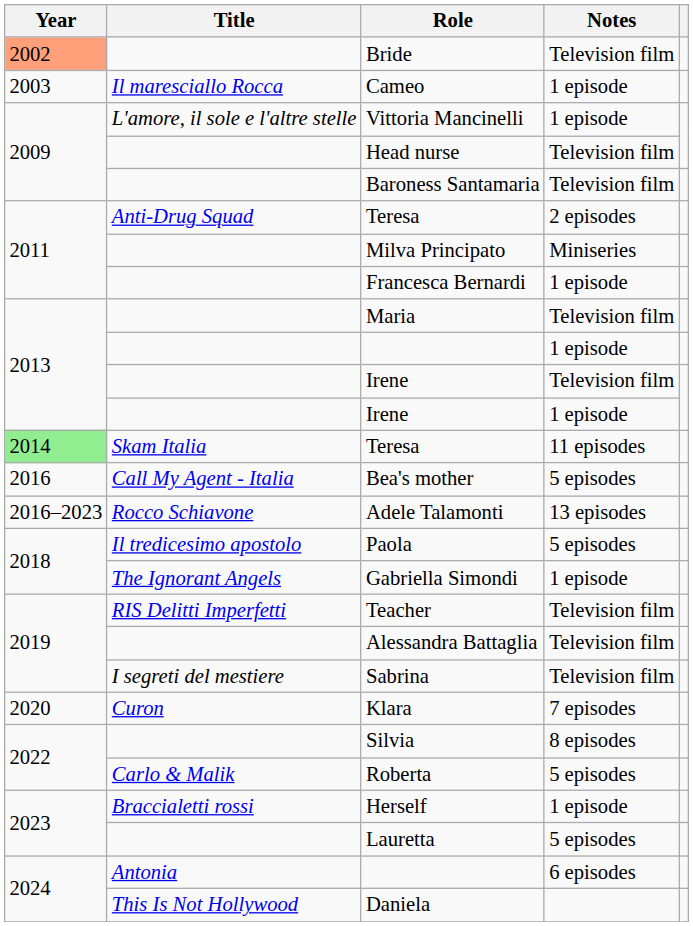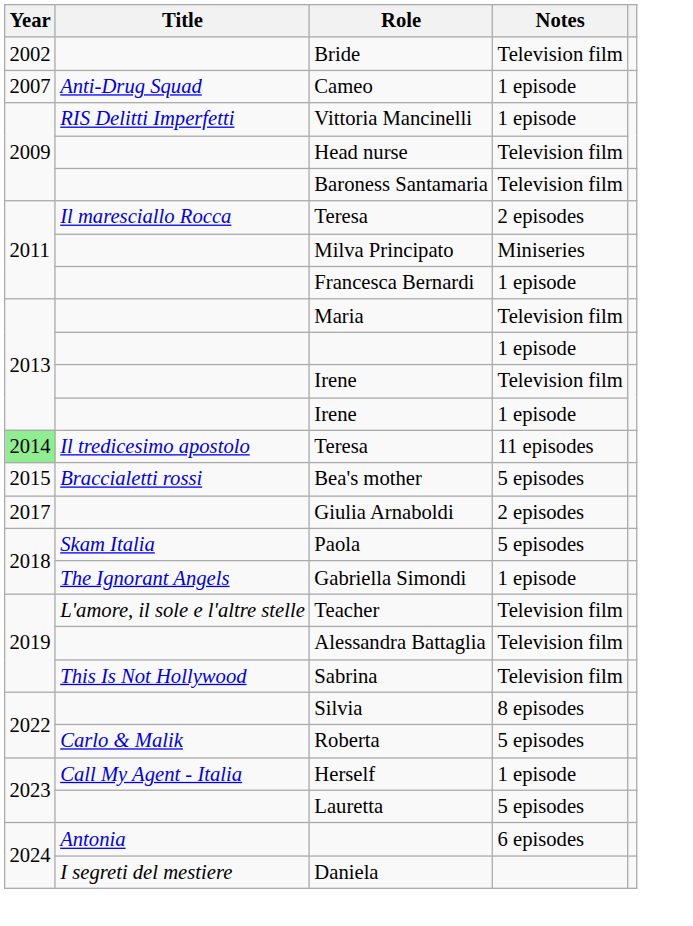(30, 53) lightsalmon background -> (30, 53) no background
(30, 86) 2003 -> (30, 86) 2007
(197, 86) Il maresciallo Rocca -> (131, 86) Anti-Drug Squad
(234, 119) L'amore, il sole e l'altre stelle -> (147, 119) RIS Delitti Imperfetti
(183, 217) Anti-Drug Squad -> (146, 217) Il maresciallo Rocca
(159, 446) Skam Italia -> (155, 446) Il tredicesimo apostolo
(30, 479) 2016 -> (30, 479) 2015
(203, 479) Call My Agent - Italia -> (131, 479) Braccialetti rossi
- row: (435, 511)
+ row: (384, 511)
(207, 544) Il tredicesimo apostolo -> (107, 544) Skam Italia
(199, 610) RIS Delitti Imperfetti -> (183, 610) L'amore, il sole e l'altre stelle
(198, 675) I segreti del mestiere -> (153, 675) This Is Not Hollywood
- row: (389, 708)
(183, 806) Braccialetti rossi -> (151, 773) Call My Agent - Italia
(205, 904) This Is Not Hollywood -> (146, 871) I segreti del mestiere
